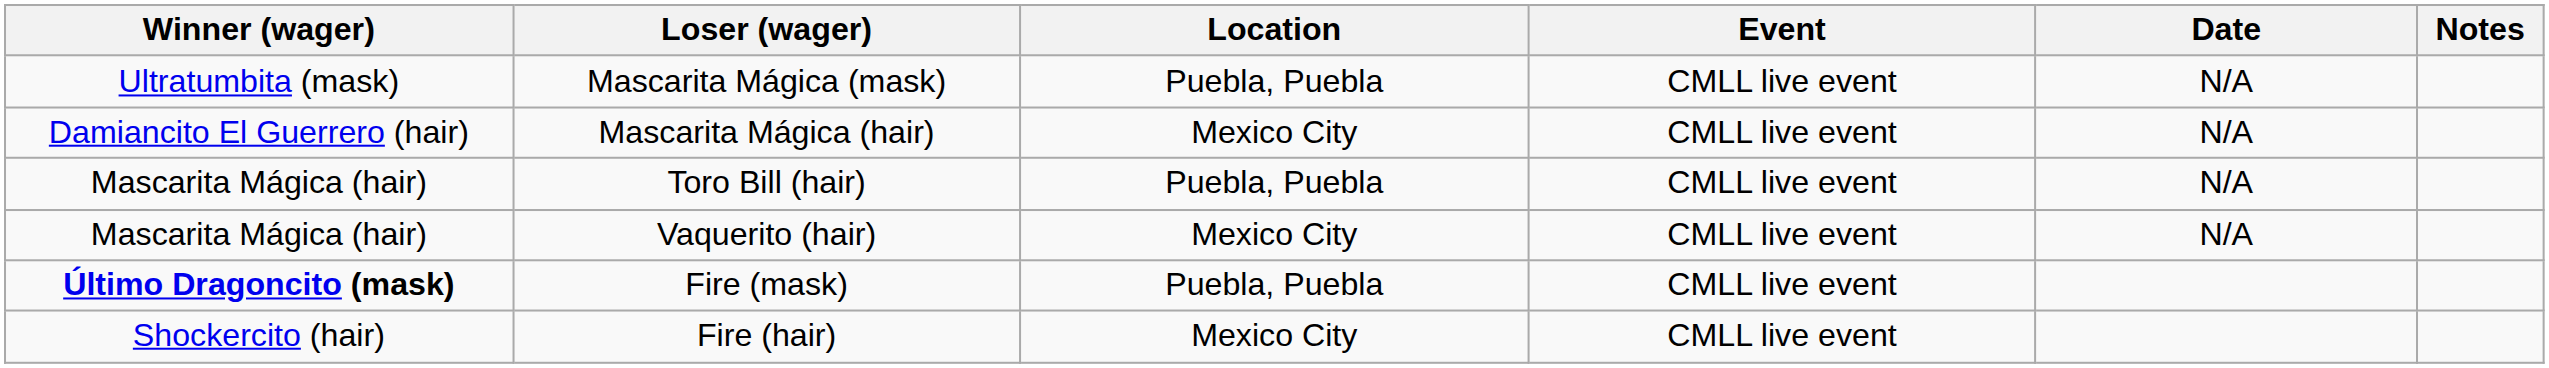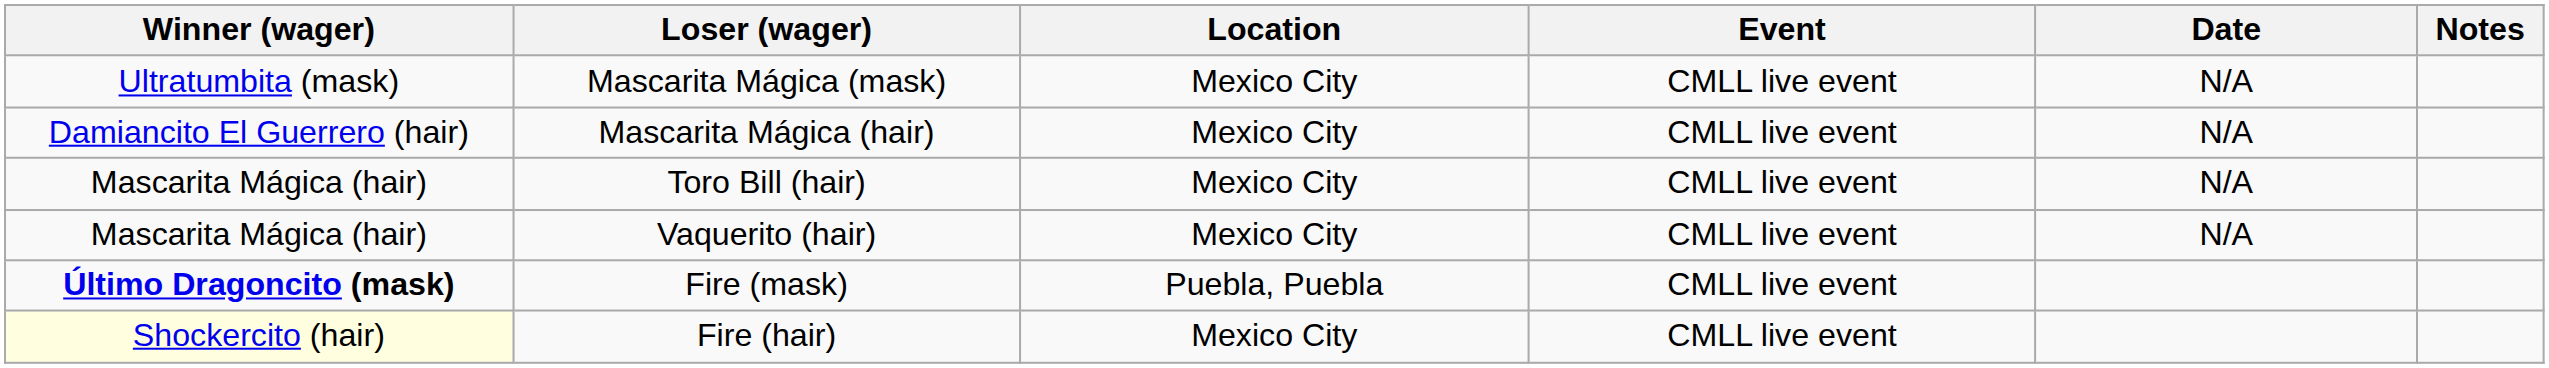(1274, 81) Puebla, Puebla -> (1274, 81) Mexico City
(1274, 183) Puebla, Puebla -> (1274, 183) Mexico City
(259, 336) no background -> (259, 336) lightyellow background
